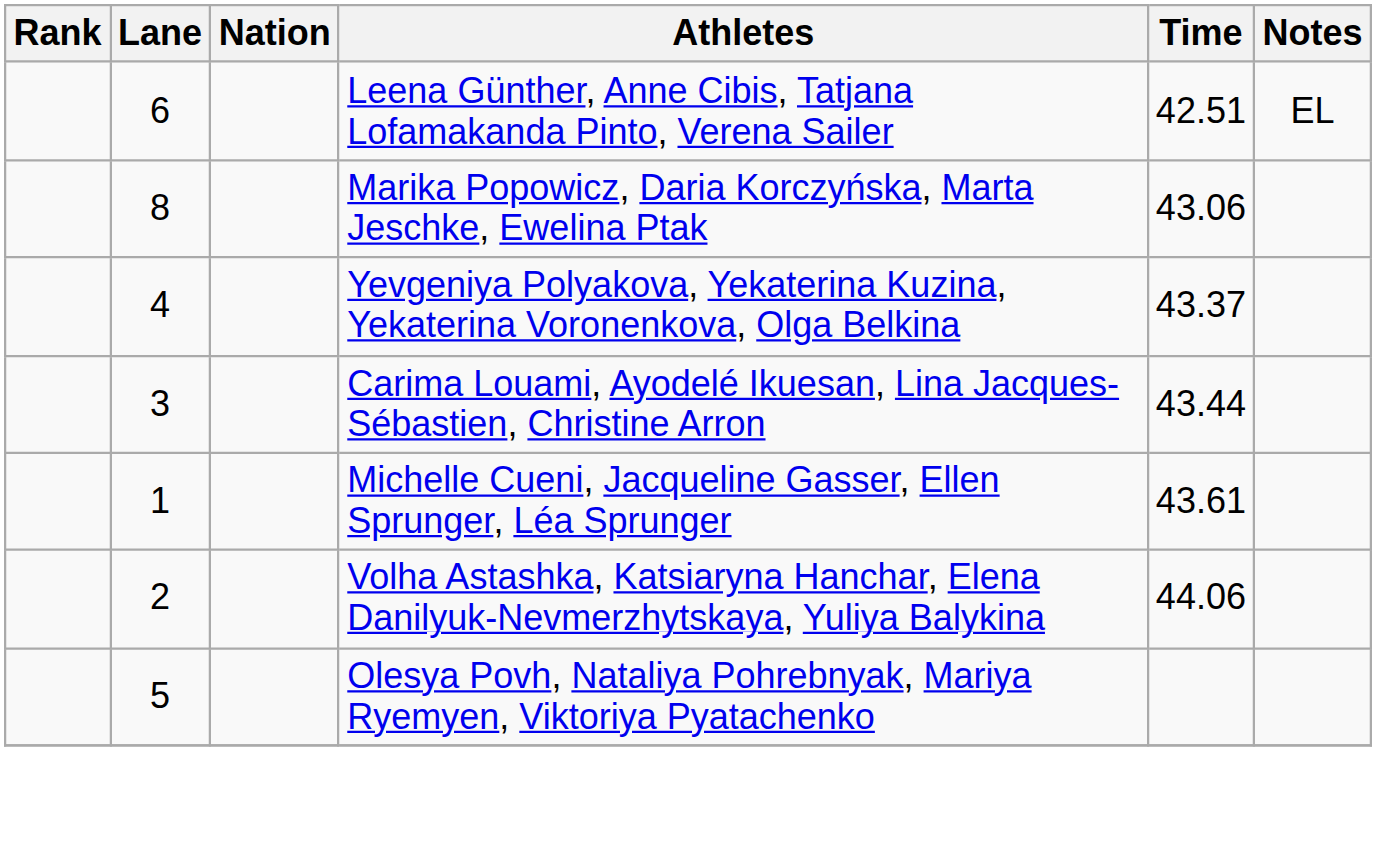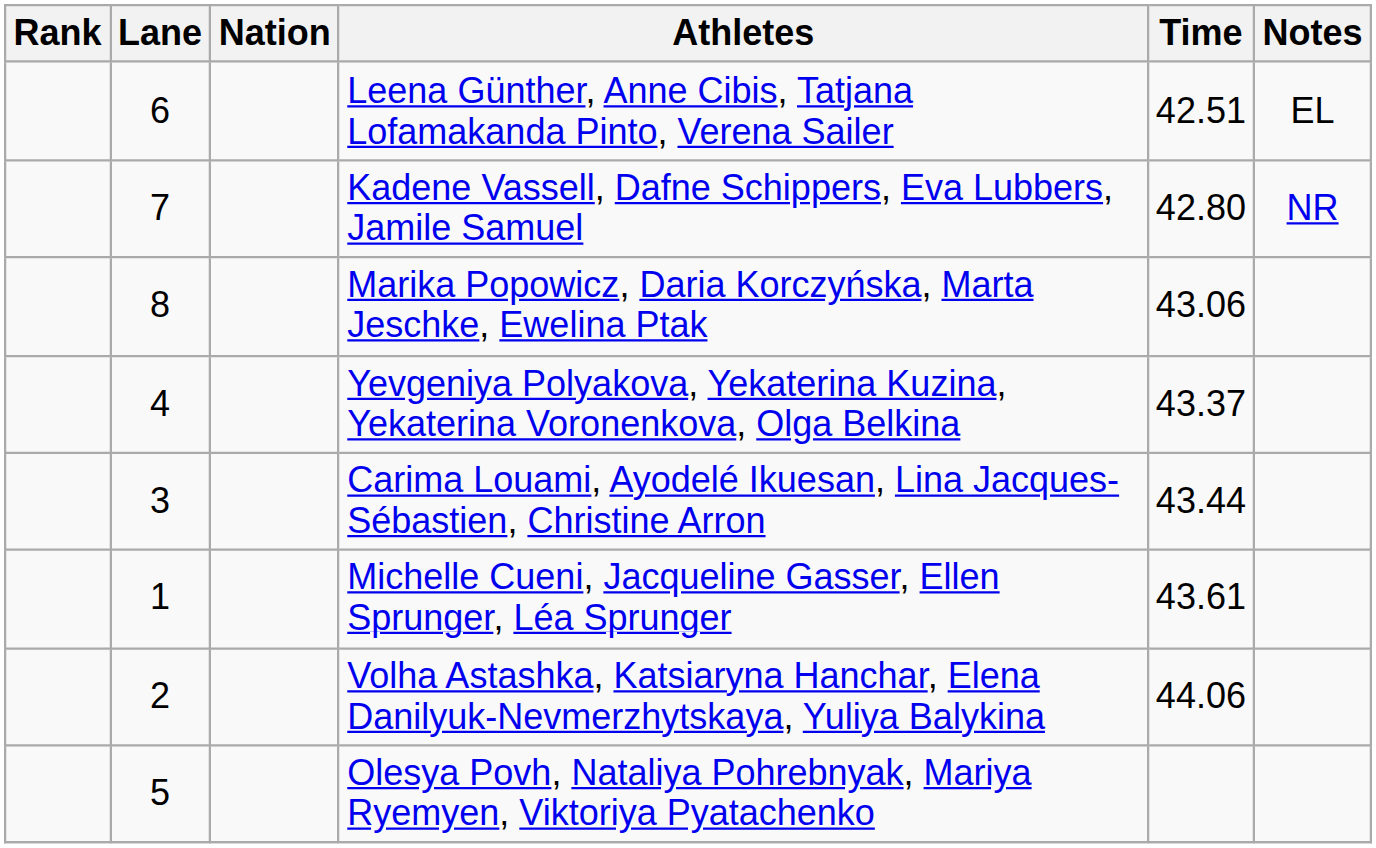+ row: (730, 207)
